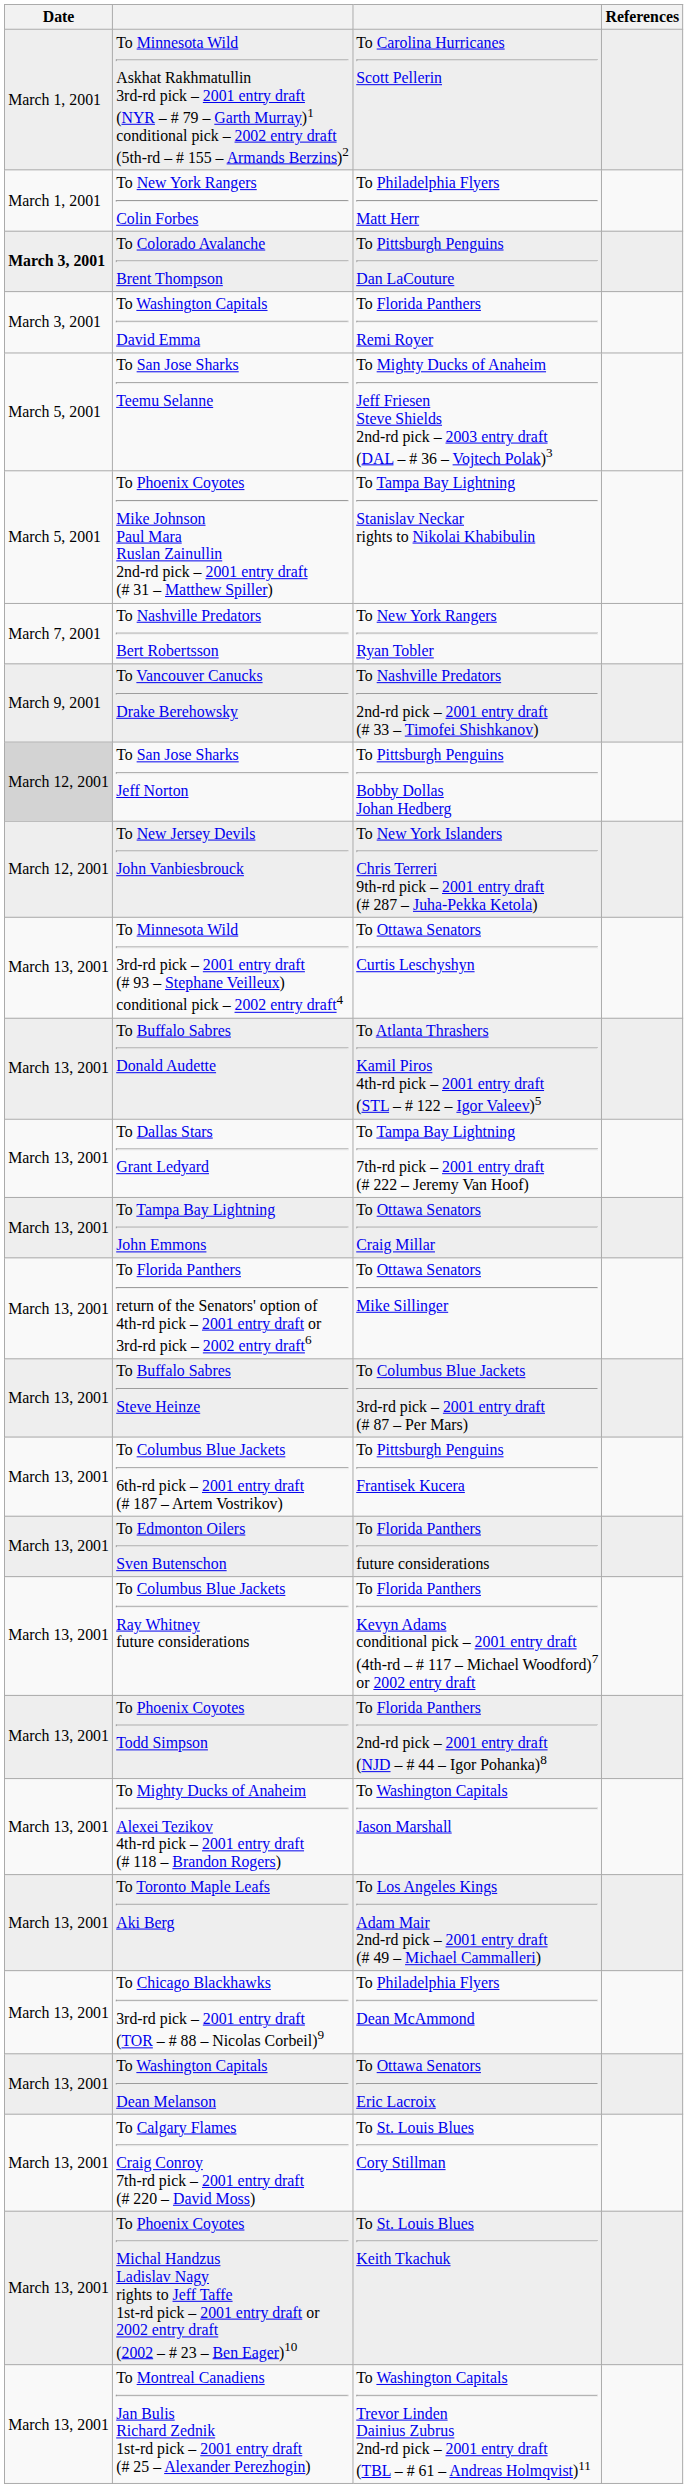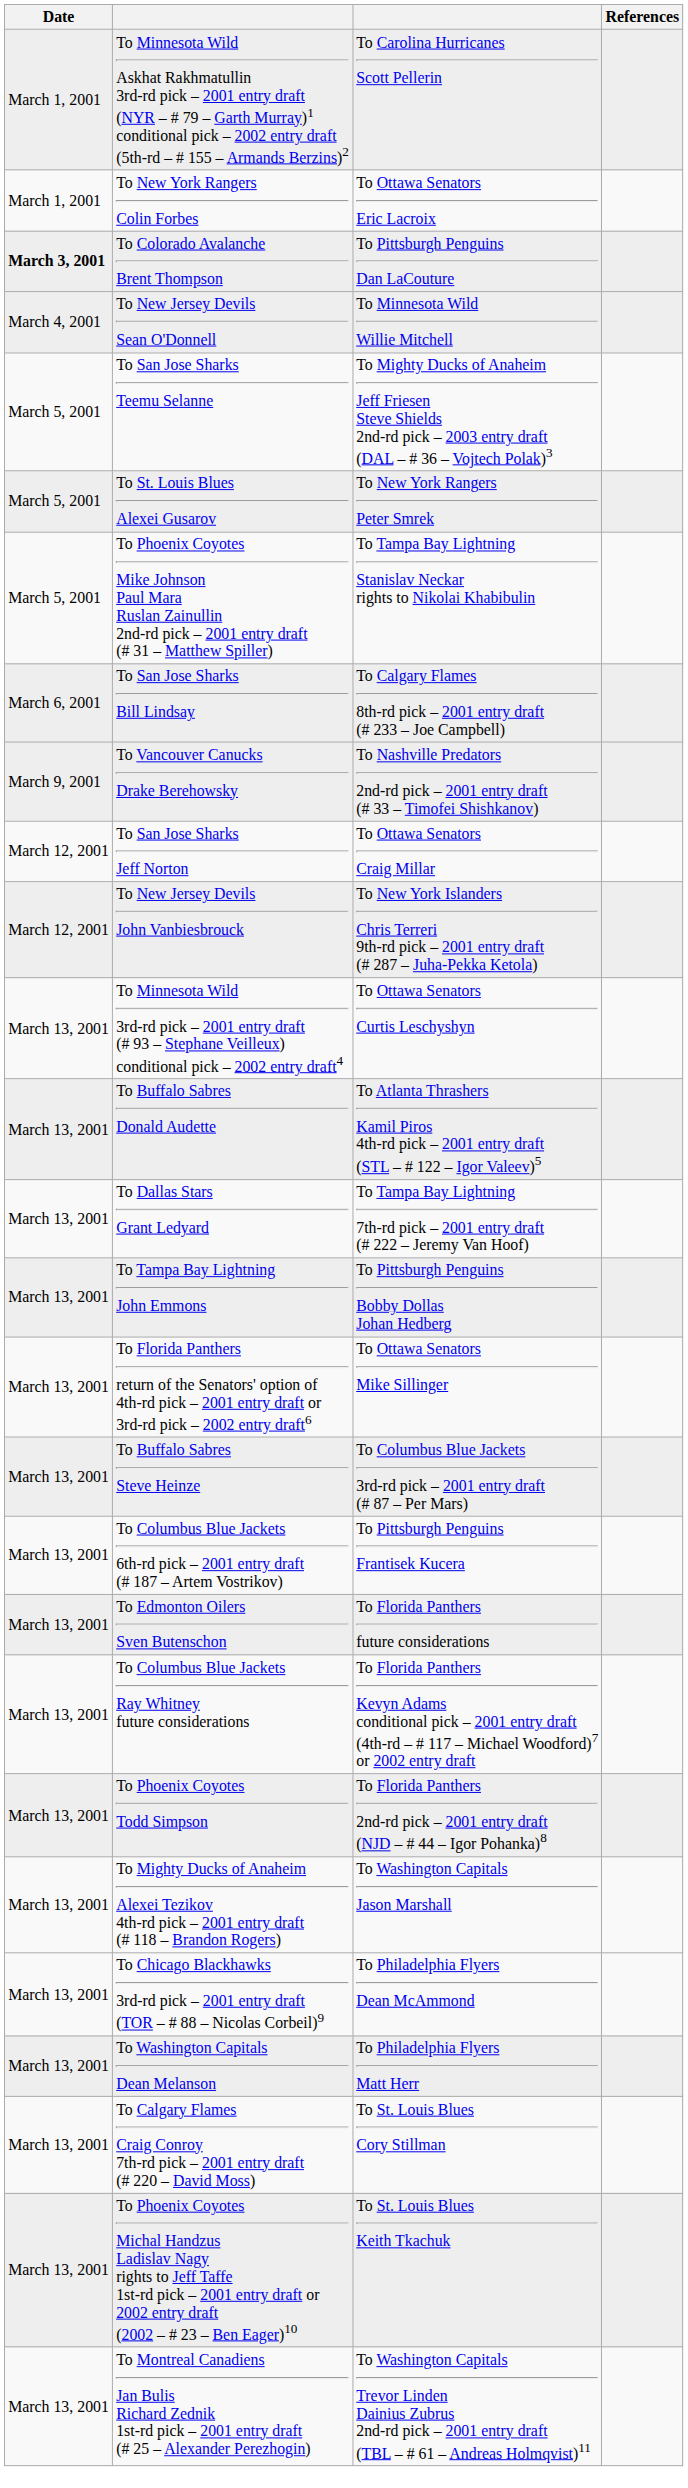(477, 200) To Philadelphia Flyers Matt Herr -> (477, 200) To Ottawa Senators Eric Lacroix
- row: (233, 322)
+ row: (233, 322)
+ row: (233, 501)
+ row: (233, 694)
- row: (233, 633)
(59, 781) lightgrey background -> (59, 851) no background
(477, 781) To Pittsburgh Penguins Bobby Dollas Johan Hedberg -> (477, 851) To Ottawa Senators Craig Millar
(477, 1227) To Ottawa Senators Craig Millar -> (477, 1297) To Pittsburgh Penguins Bobby Dollas Johan Hedberg
- row: (233, 1904)
(477, 2084) To Ottawa Senators Eric Lacroix -> (477, 2066) To Philadelphia Flyers Matt Herr
